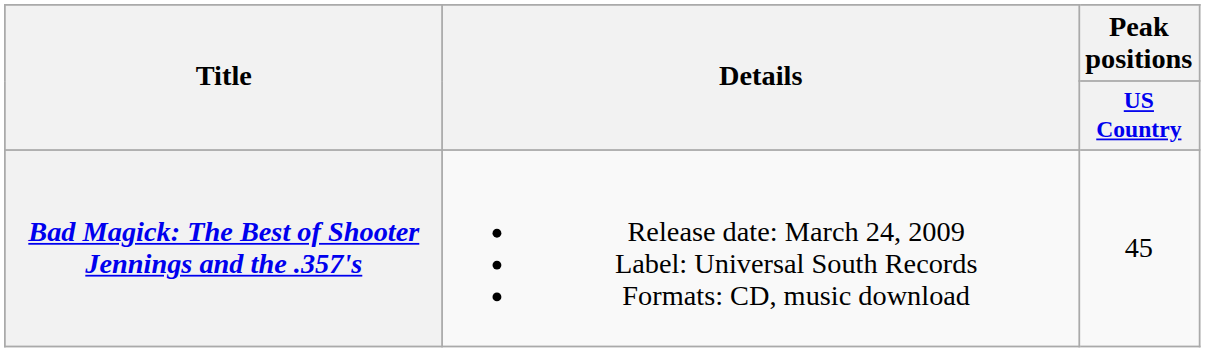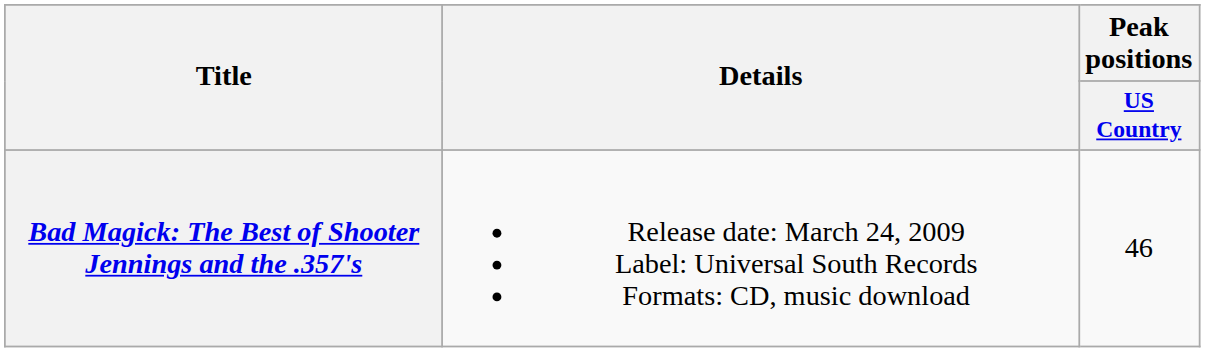(1139, 247) 45 -> (1139, 247) 46
